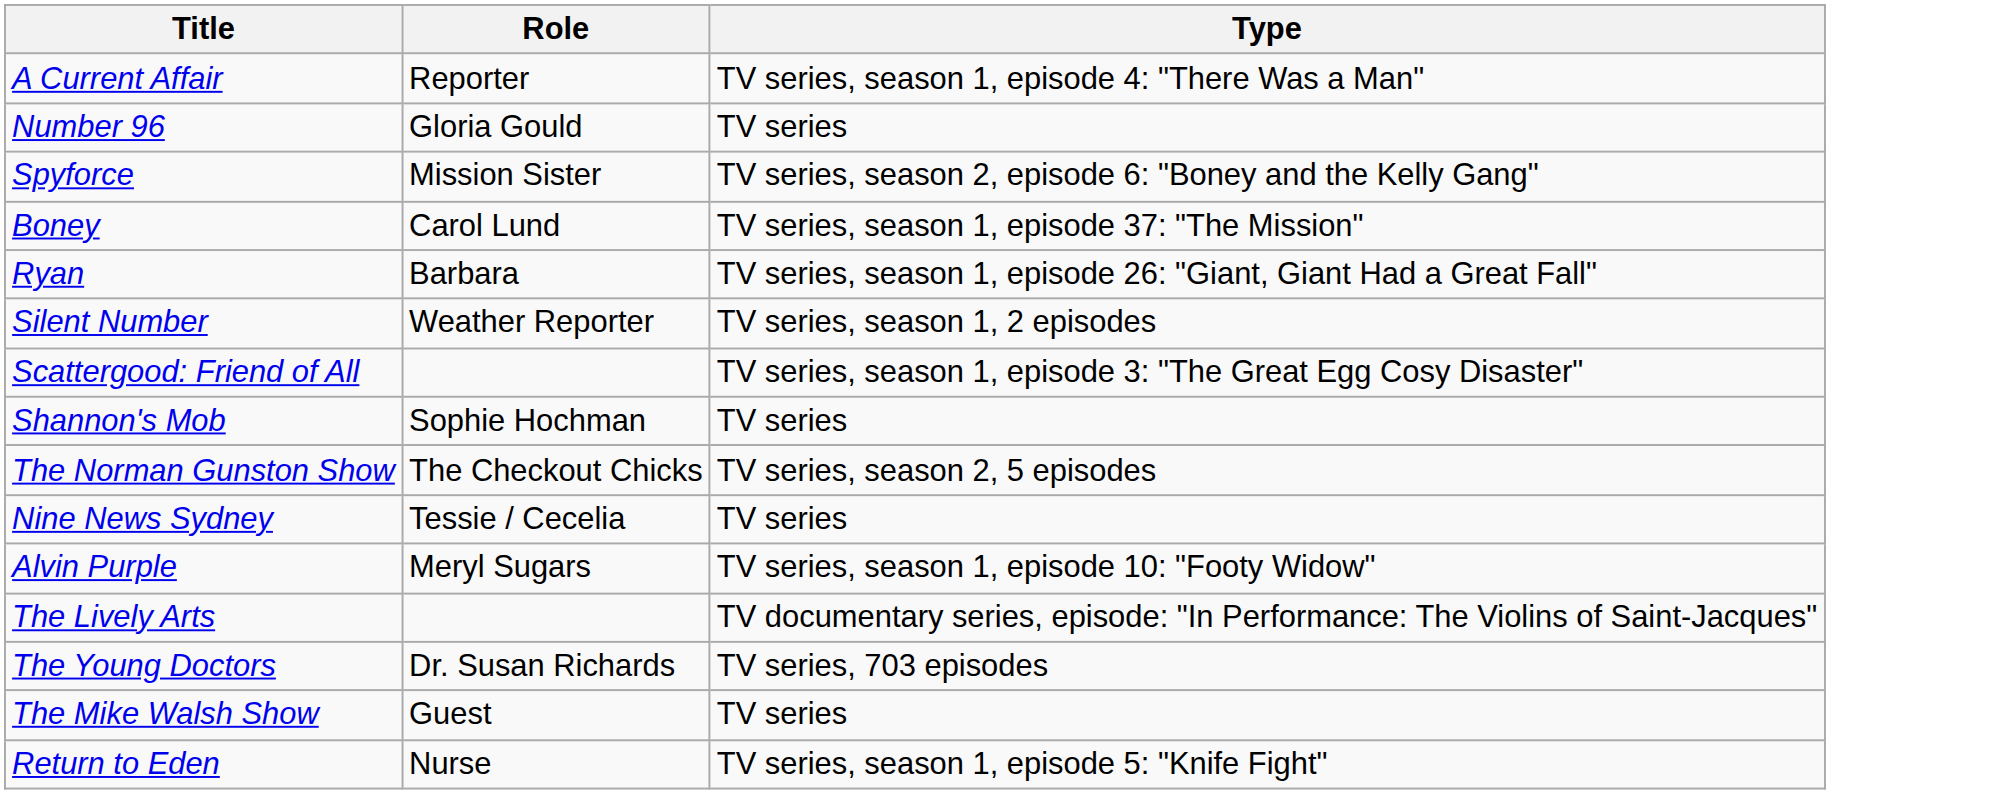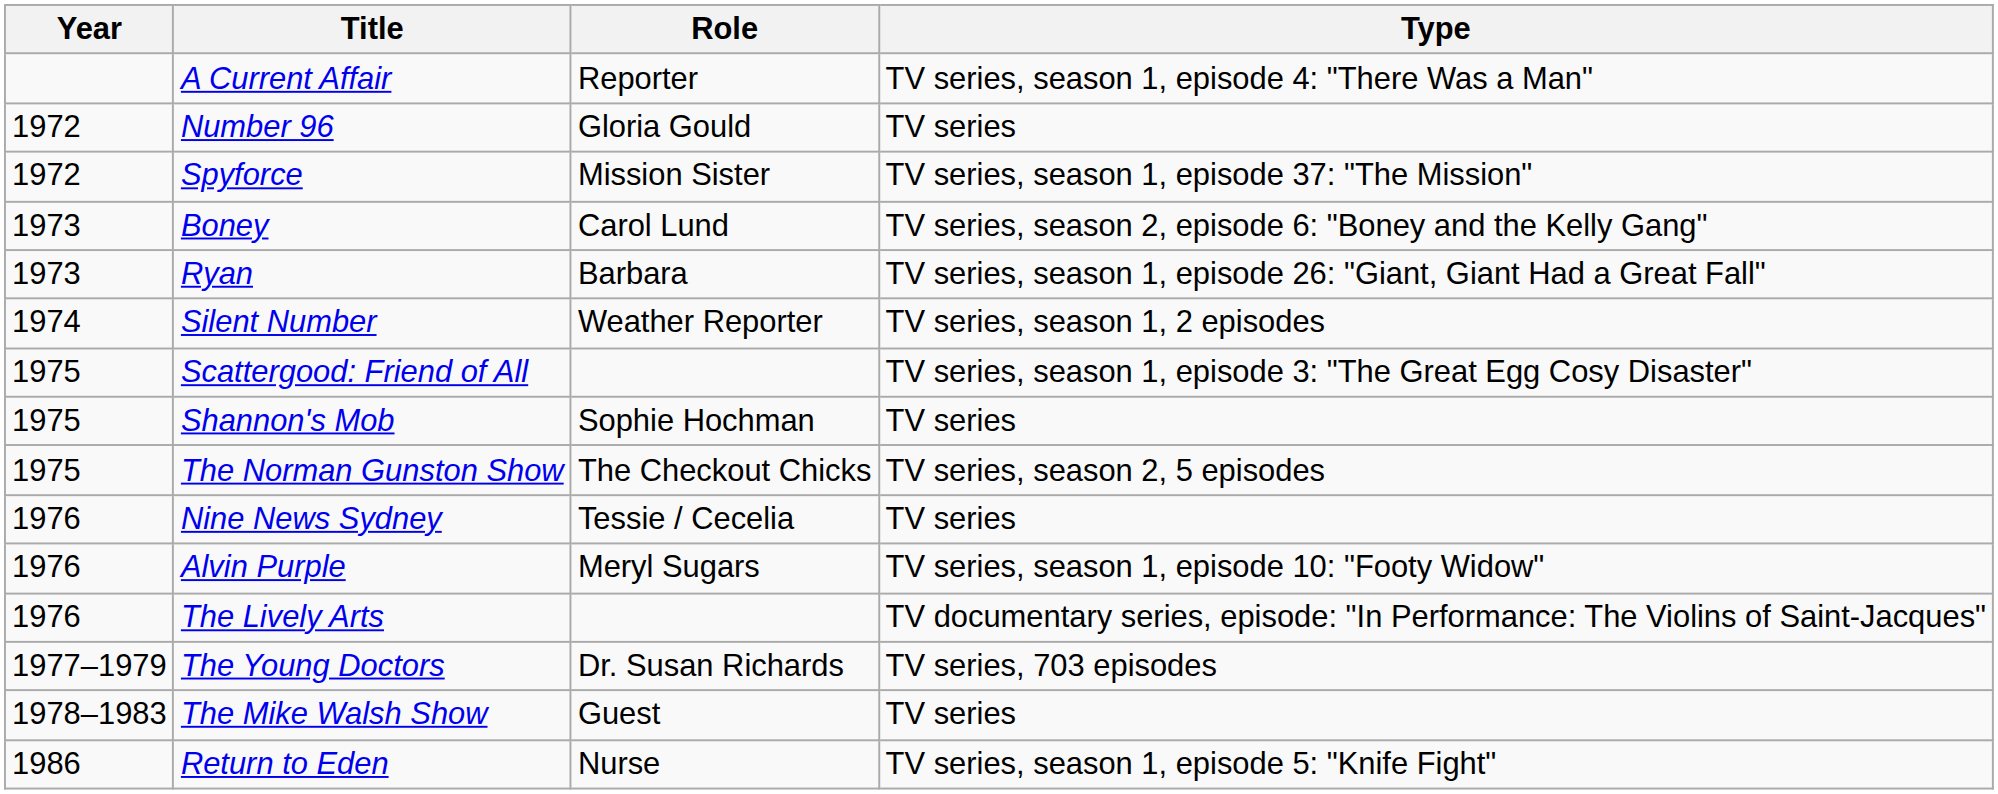+ column: (89, 28)
(1128, 175) TV series, season 2, episode 6: "Boney and the Kelly Gang" -> (1209, 175) TV series, season 1, episode 37: "The Mission"
(1040, 224) TV series, season 1, episode 37: "The Mission" -> (1297, 224) TV series, season 2, episode 6: "Boney and the Kelly Gang"
